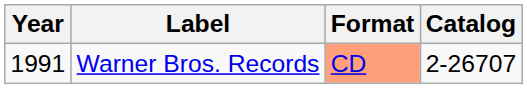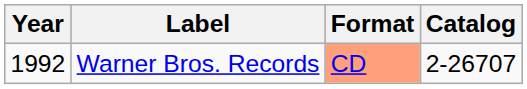(38, 63) 1991 -> (38, 63) 1992
